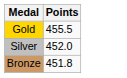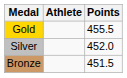+ column: (64, 13)
(59, 64) 451.8 -> (100, 64) 451.5
